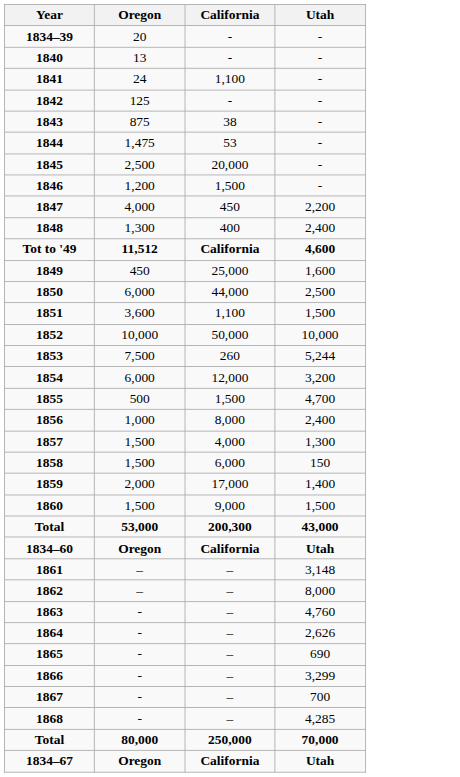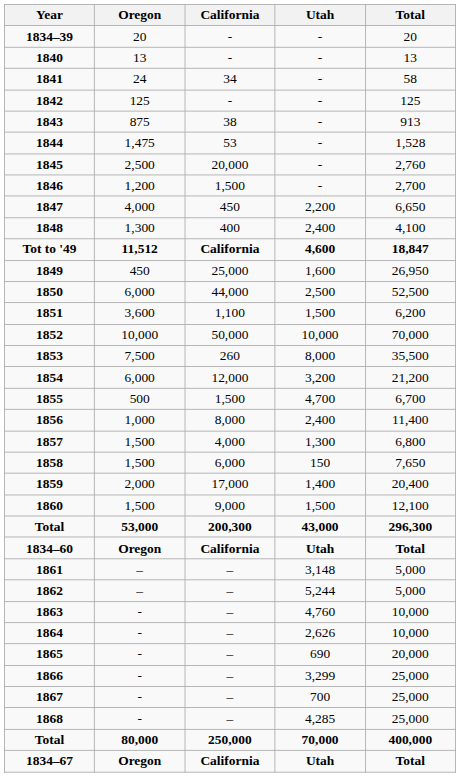+ column: (410, 15)
(230, 79) 1,100 -> (230, 79) 34
(320, 356) 5,244 -> (320, 356) 8,000
(320, 590) 8,000 -> (320, 590) 5,244
